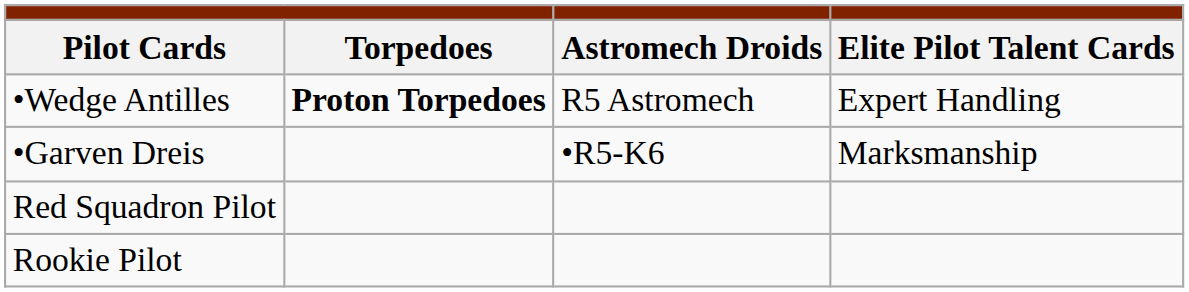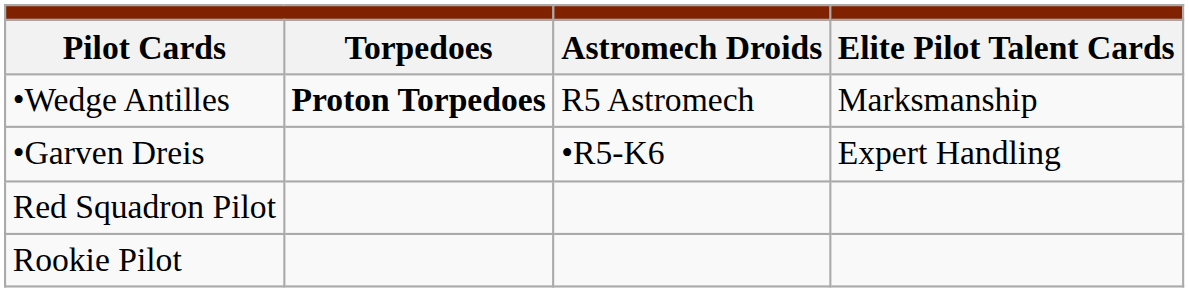(949, 99) Expert Handling -> (938, 99) Marksmanship
(938, 153) Marksmanship -> (949, 153) Expert Handling
